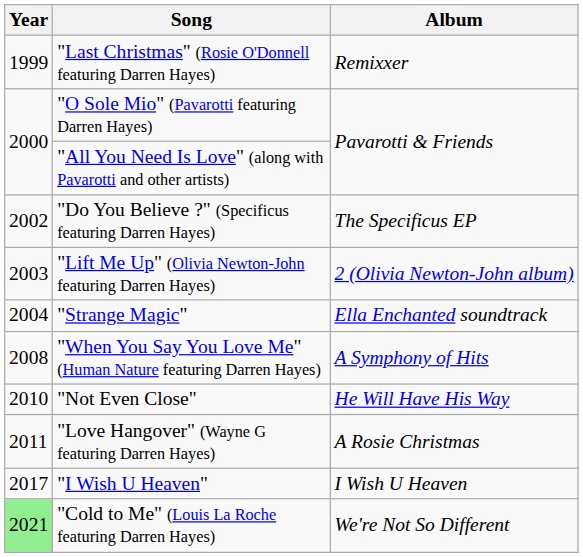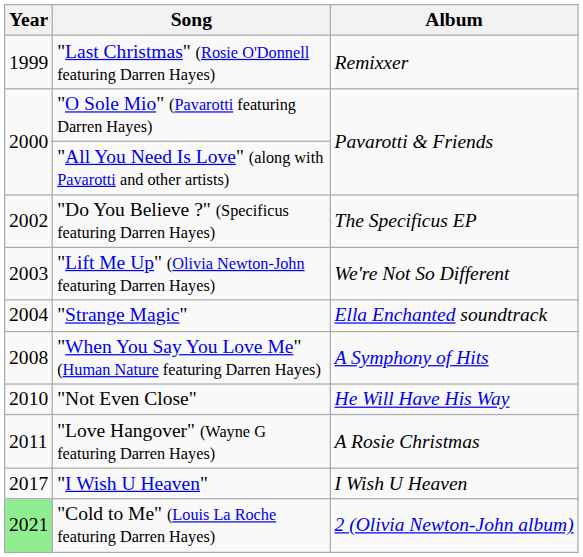(454, 273) 2 (Olivia Newton-John album) -> (422, 273) We're Not So Different
(422, 525) We're Not So Different -> (454, 525) 2 (Olivia Newton-John album)
